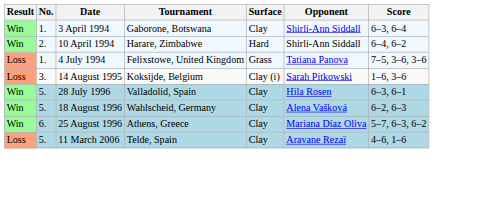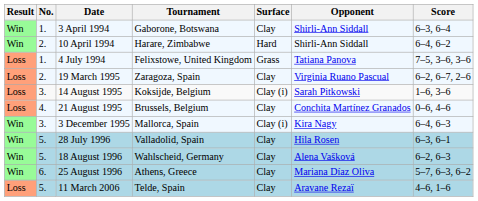+ row: (89, 76)
+ row: (90, 108)
+ row: (94, 124)
